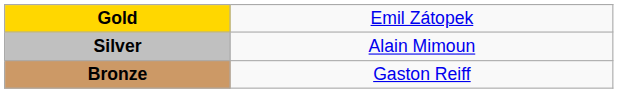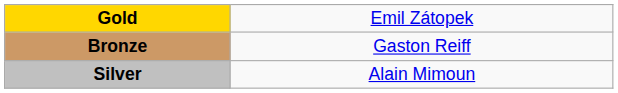rows swapped: (118, 46) <-> (118, 74)
